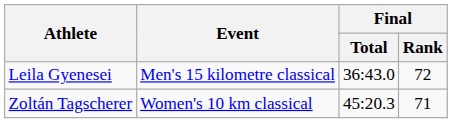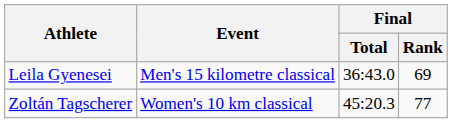(423, 75) 72 -> (423, 75) 69
(423, 103) 71 -> (423, 103) 77
